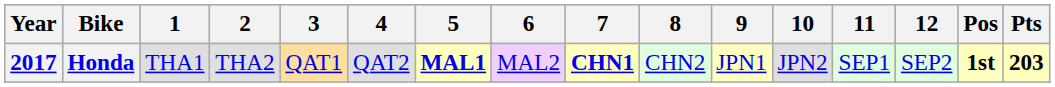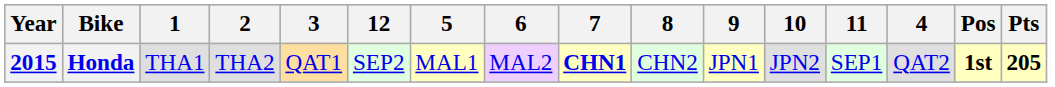columns swapped: (381, 24) <-> (927, 24)
(33, 62) 2017 -> (33, 62) 2015
(453, 62) bold -> (447, 62) normal
(1026, 62) 203 -> (1024, 62) 205
